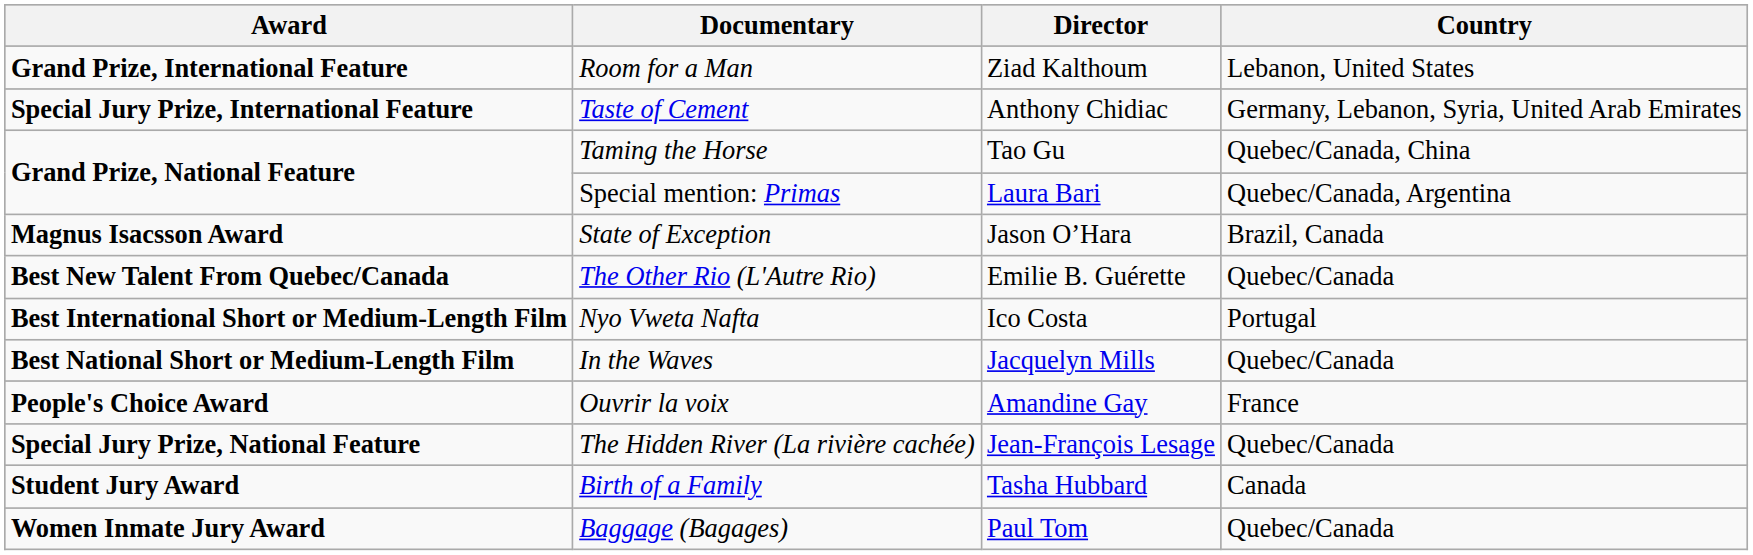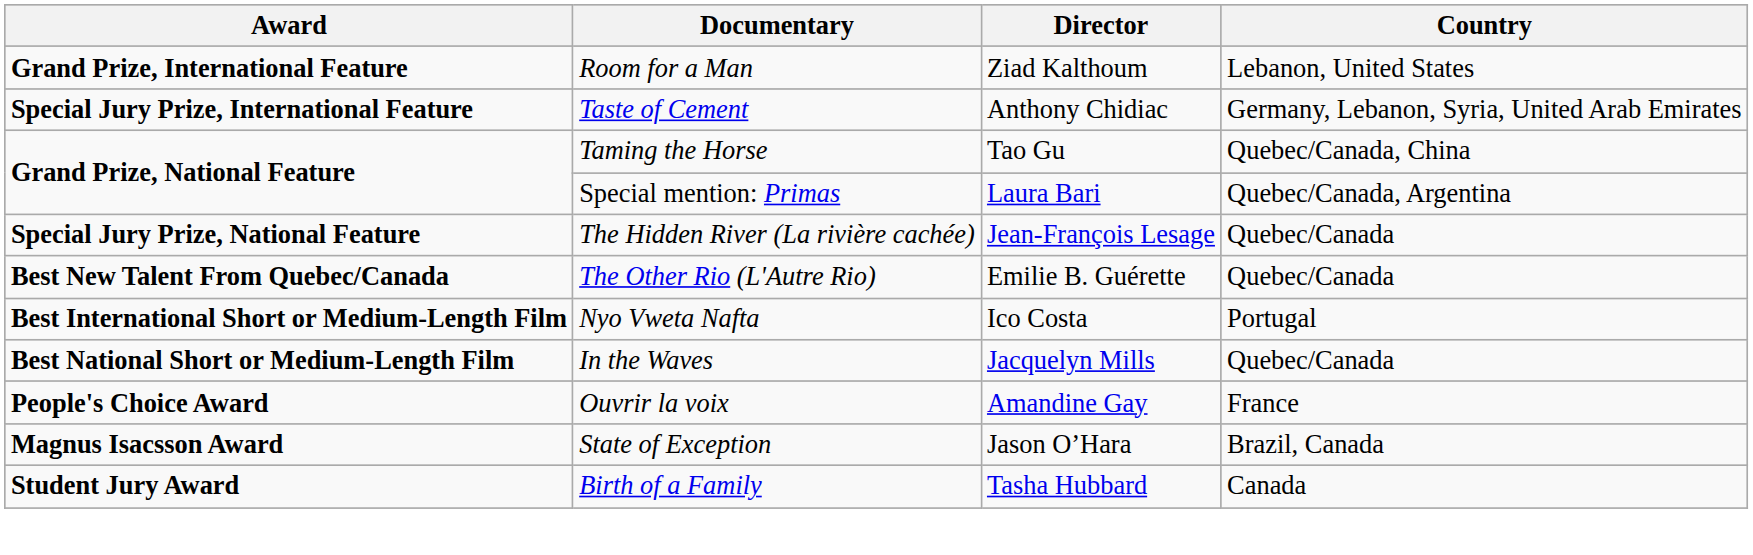rows swapped: (777, 444) <-> (675, 234)
- row: (684, 527)
